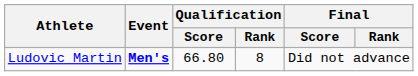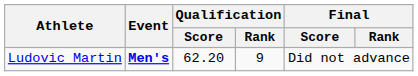(204, 59) 66.80 -> (204, 59) 62.20
(260, 59) 8 -> (260, 59) 9
